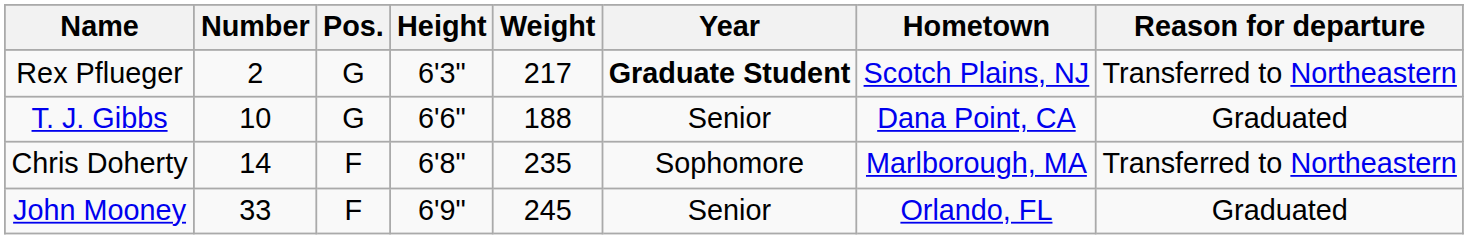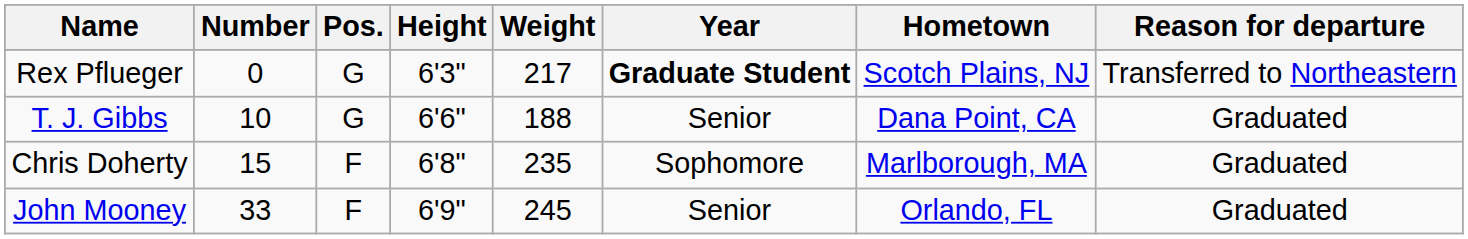(255, 73) 2 -> (255, 73) 0
(255, 164) 14 -> (255, 164) 15
(1280, 164) Transferred to Northeastern -> (1280, 164) Graduated
